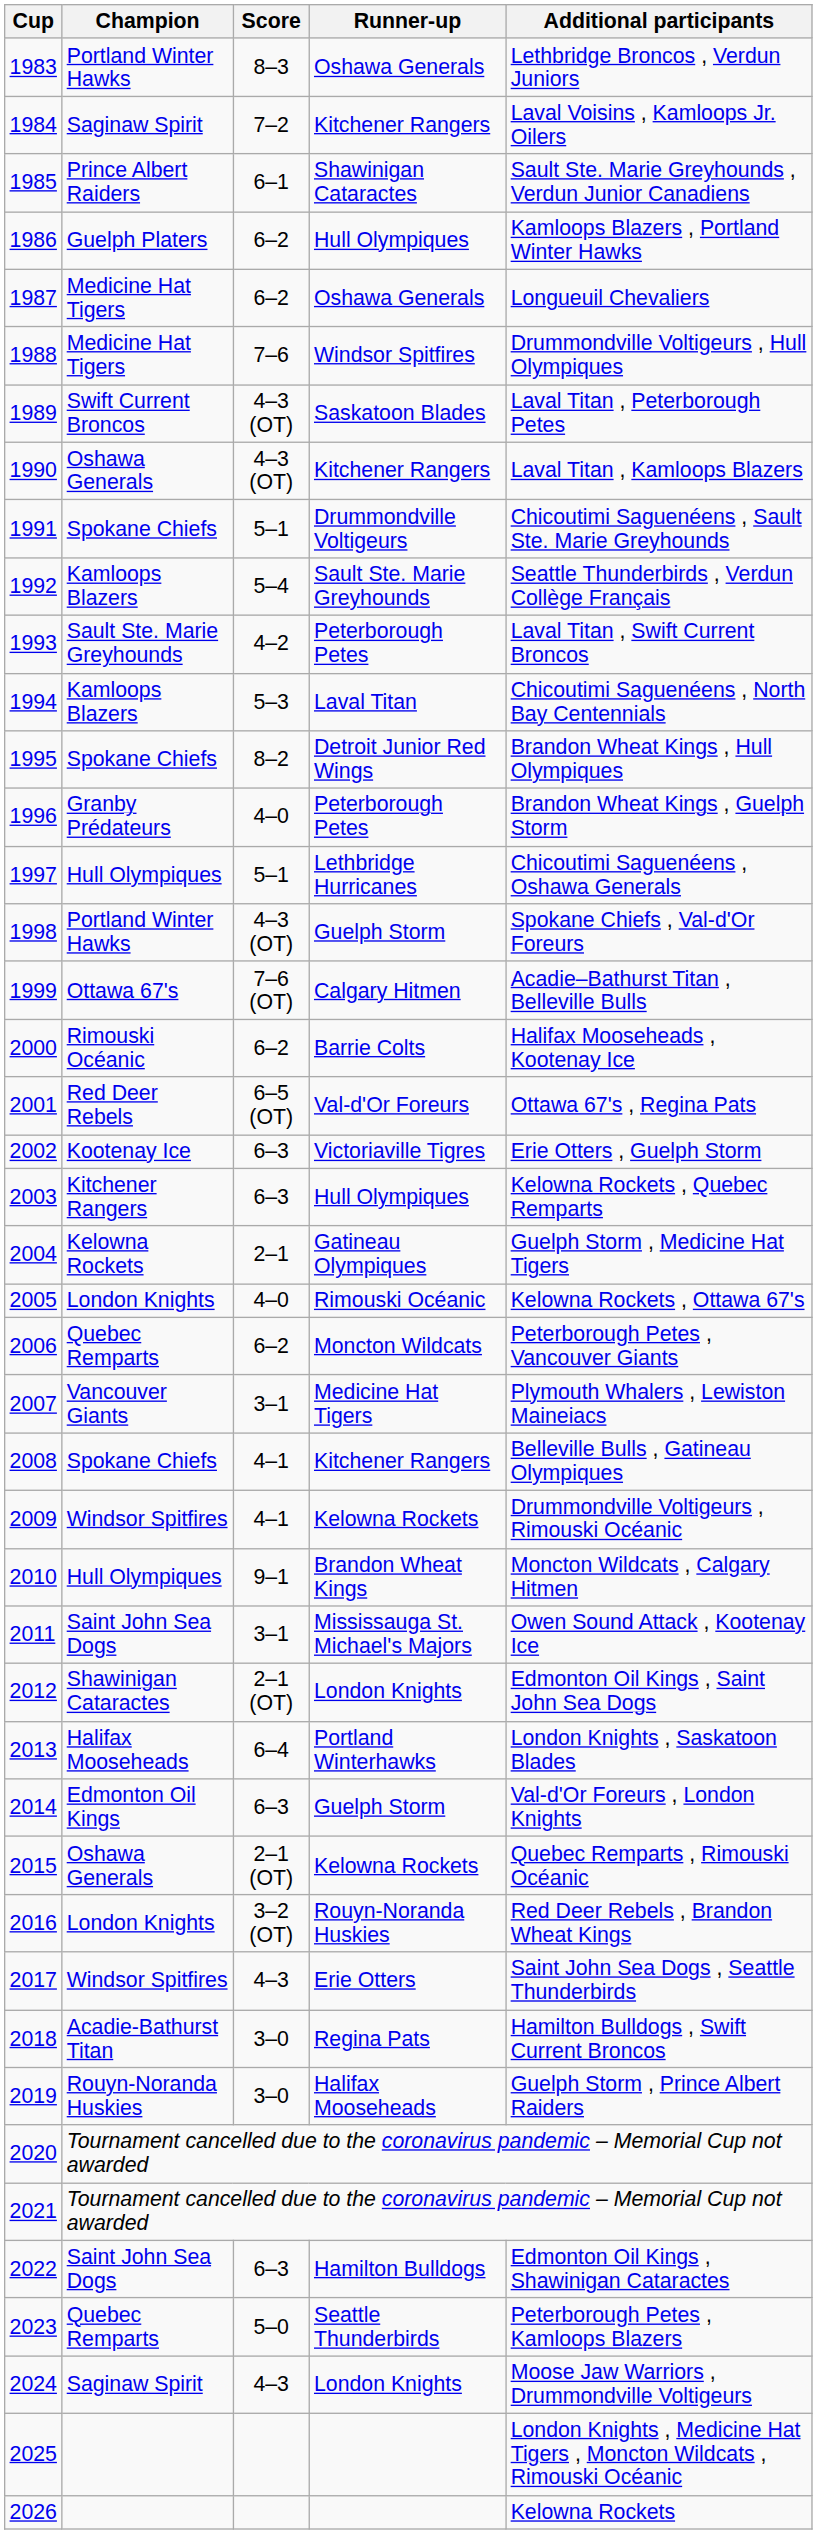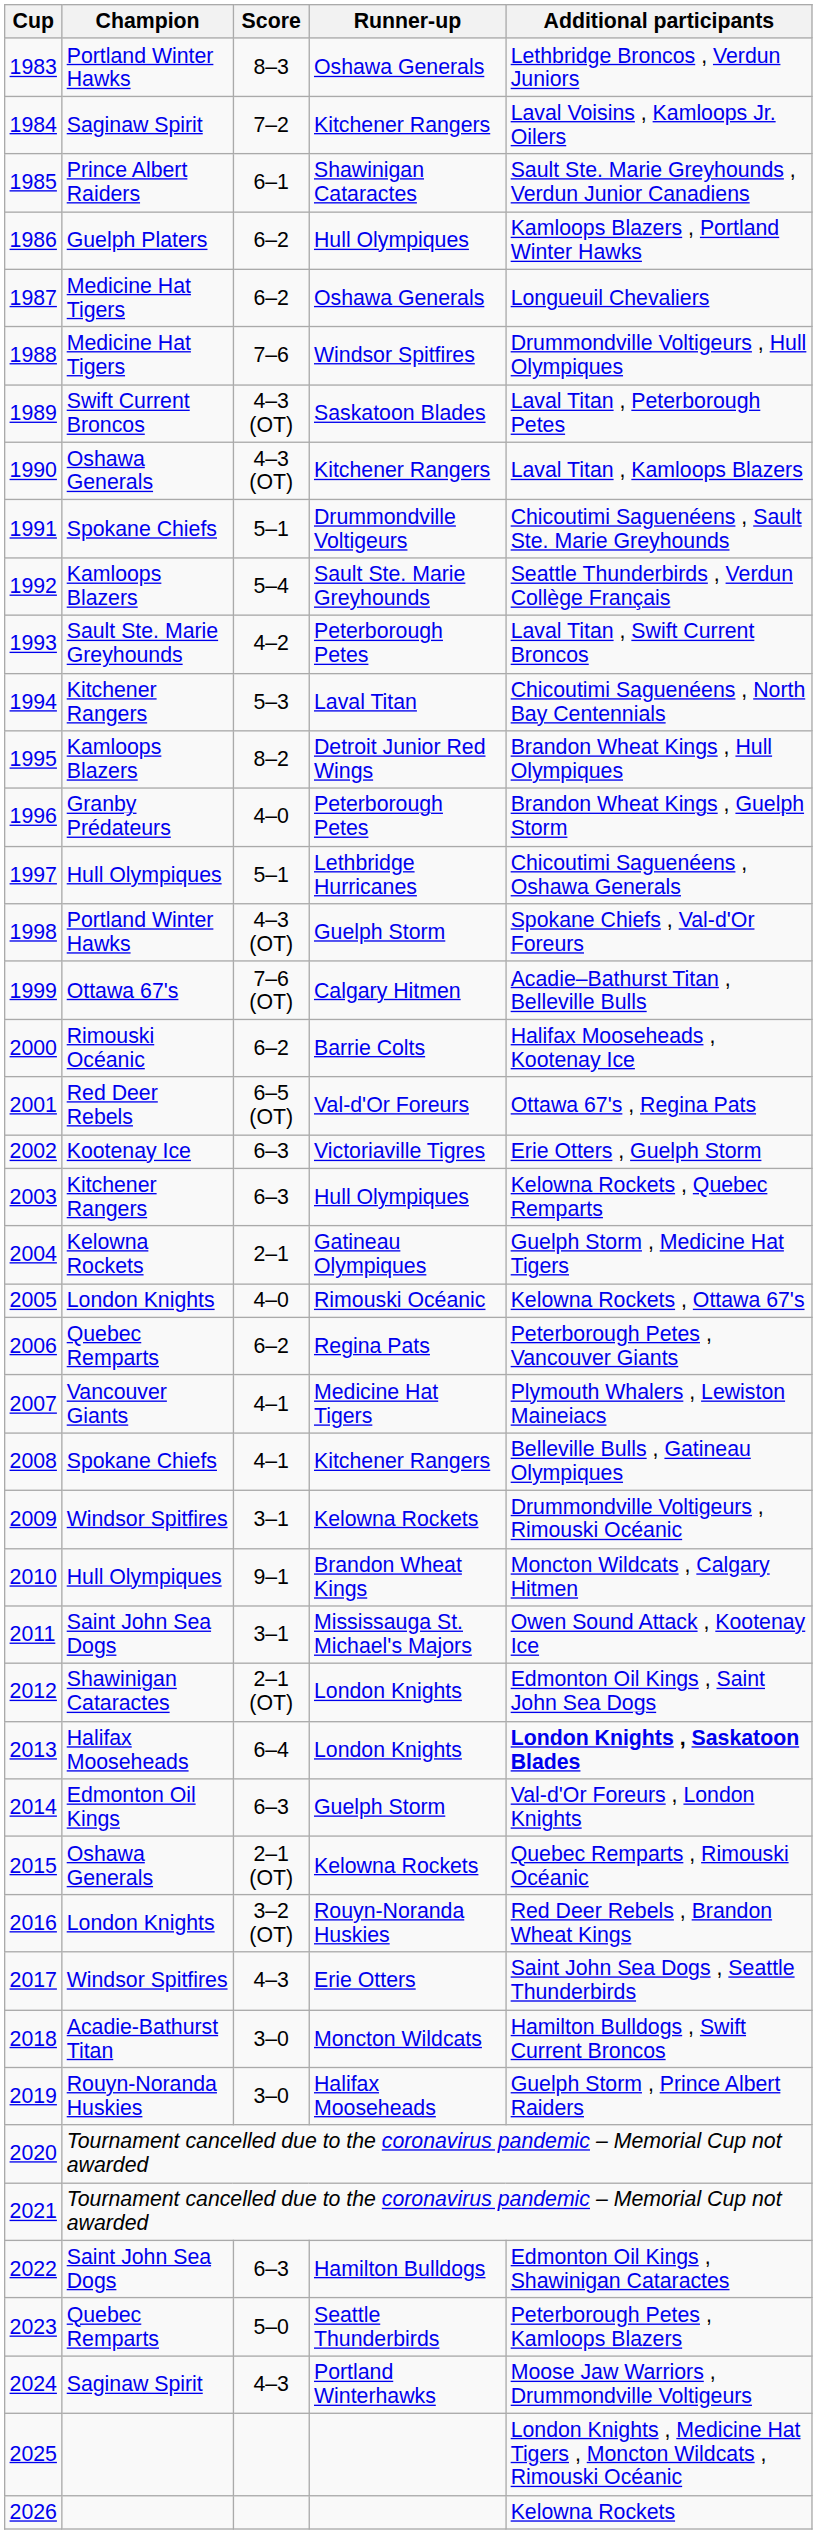(114, 701) Kamloops Blazers -> (112, 701) Kitchener Rangers
(142, 759) Spokane Chiefs -> (114, 759) Kamloops Blazers
(398, 1346) Moncton Wildcats -> (372, 1346) Regina Pats
(271, 1403) 3–1 -> (271, 1403) 4–1
(271, 1519) 4–1 -> (271, 1519) 3–1
(375, 1749) Portland Winterhawks -> (388, 1749) London Knights
(644, 1749) normal -> (655, 1749) bold
(372, 2038) Regina Pats -> (398, 2038) Moncton Wildcats
(388, 2384) London Knights -> (375, 2384) Portland Winterhawks
